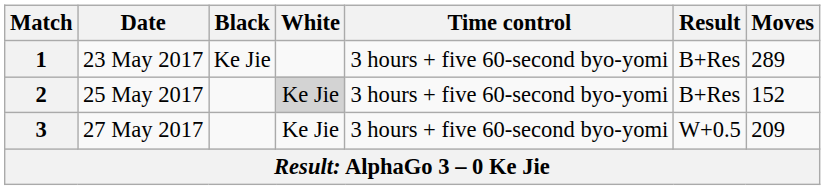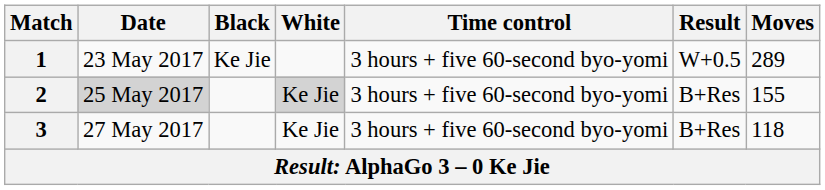(709, 58) B+Res -> (710, 58) W+0.5
(143, 94) no background -> (143, 94) lightgrey background
(768, 94) 152 -> (768, 94) 155
(710, 130) W+0.5 -> (709, 130) B+Res
(768, 130) 209 -> (768, 130) 118
